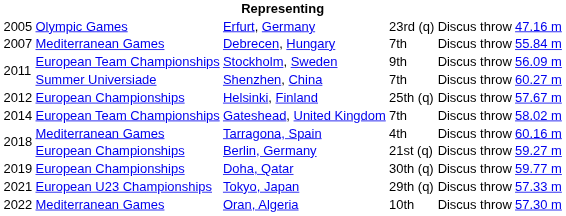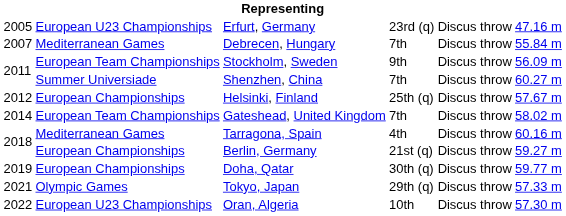(82, 26) Olympic Games -> (124, 26) European U23 Championships
(124, 187) European U23 Championships -> (82, 187) Olympic Games
(100, 204) Mediterranean Games -> (124, 204) European U23 Championships
